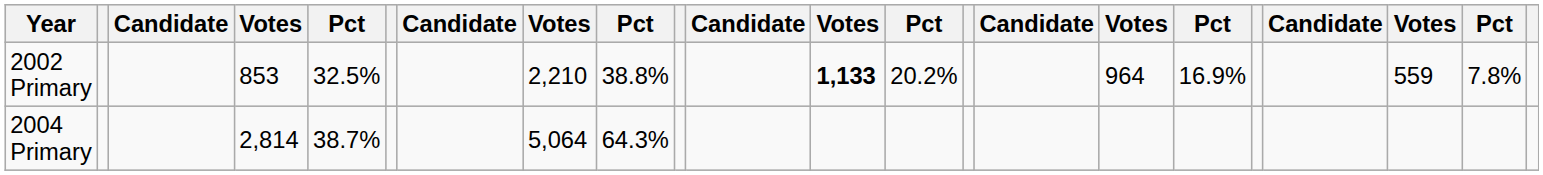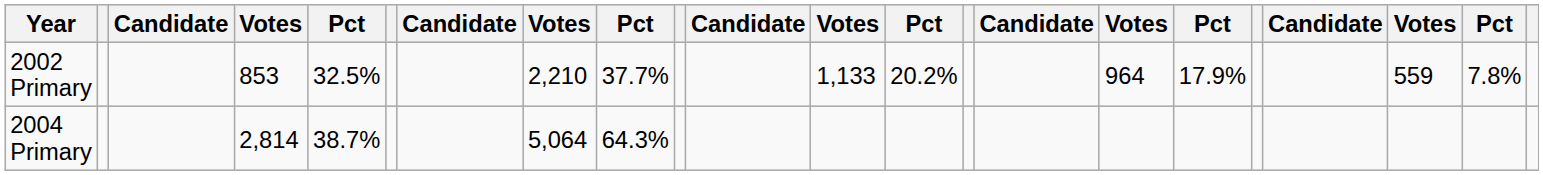(635, 74) 38.8% -> (635, 74) 37.7%
(846, 74) bold -> (846, 74) normal
(1212, 74) 16.9% -> (1212, 74) 17.9%
